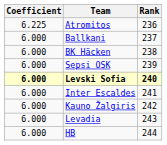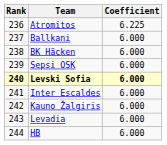columns swapped: (149, 11) <-> (34, 11)
